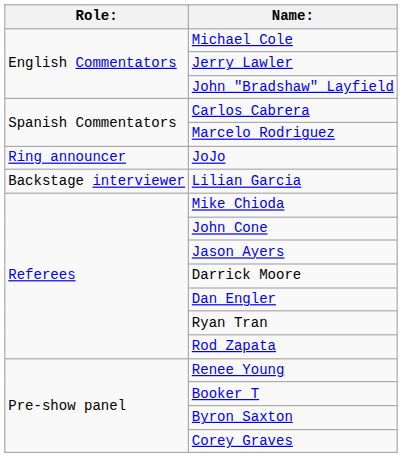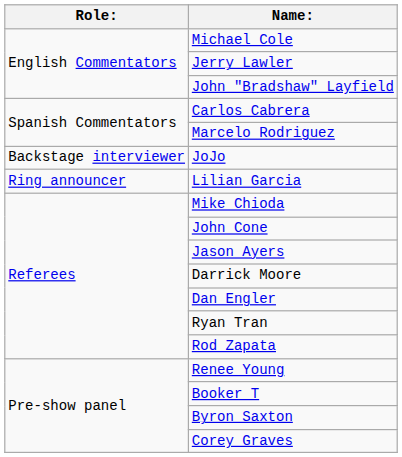(67, 158) Ring announcer -> (97, 158) Backstage interviewer
(97, 182) Backstage interviewer -> (67, 182) Ring announcer
